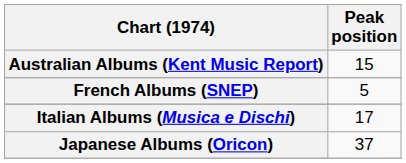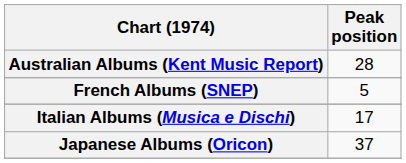(364, 63) 15 -> (364, 63) 28
